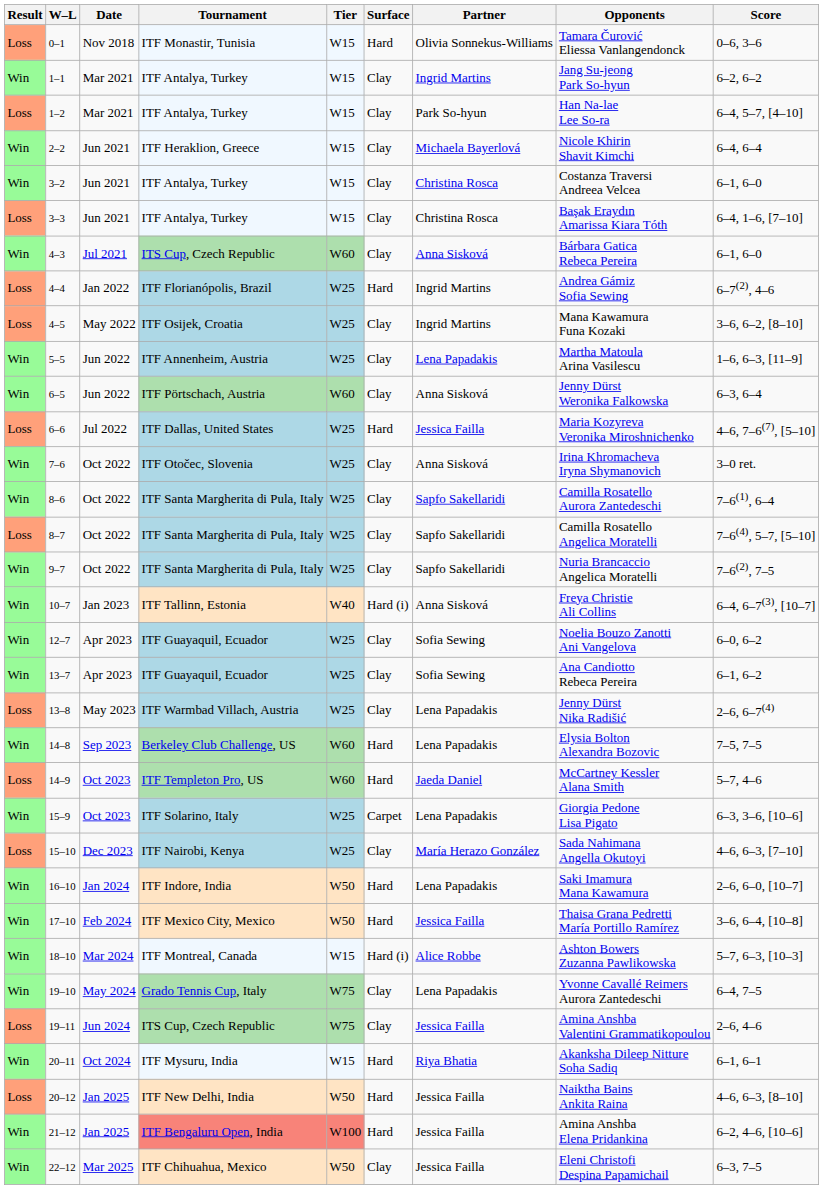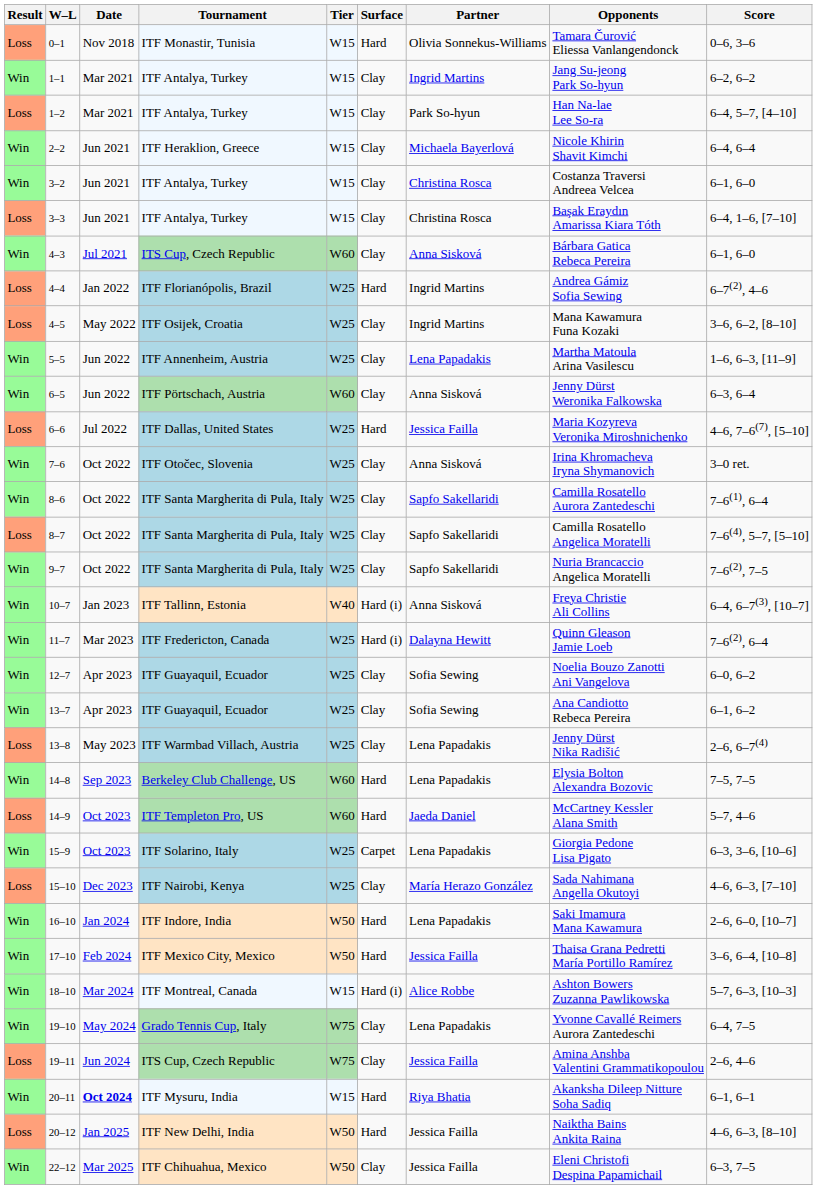+ row: (59, 640)
(107, 1061) normal -> (107, 1096) bold
- row: (62, 1132)
